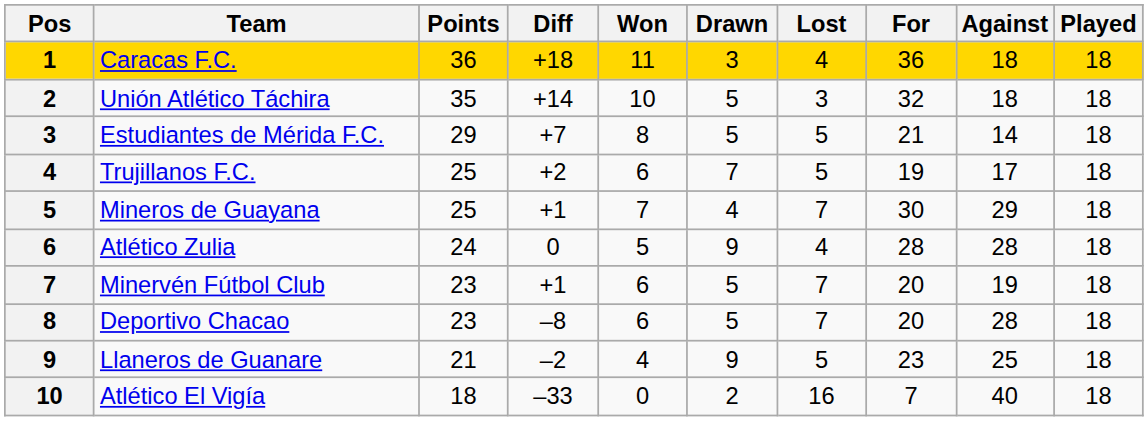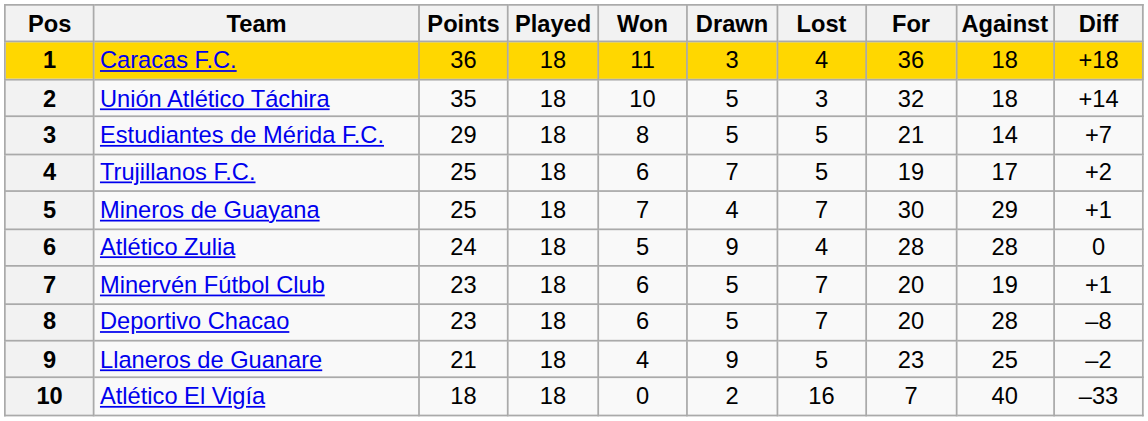columns swapped: (1098, 23) <-> (553, 23)
